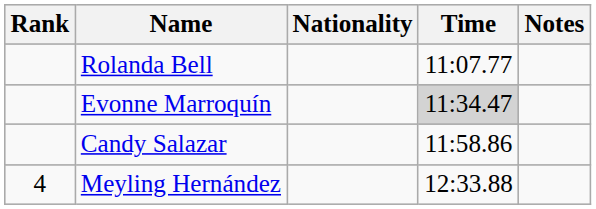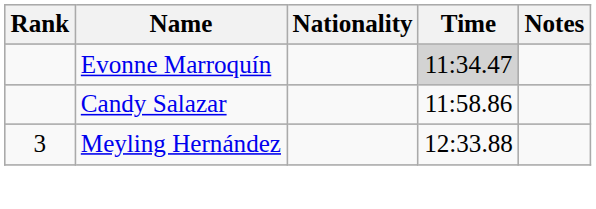- row: (147, 64)
(40, 183) 4 -> (40, 143) 3
